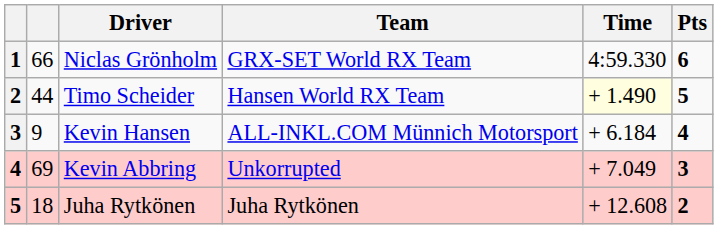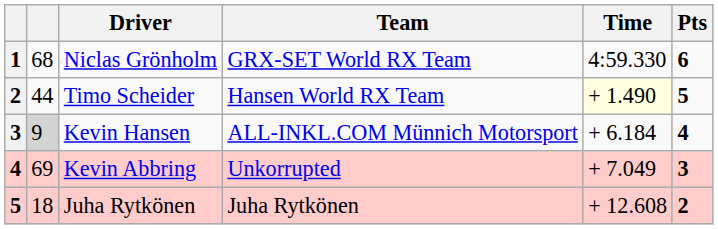(42, 59) 66 -> (42, 59) 68
(37, 132) no background -> (37, 132) lightgrey background
